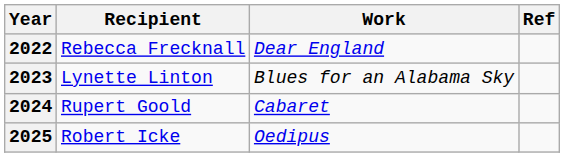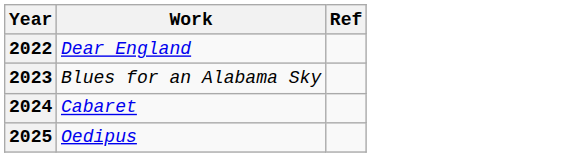- column: (153, 19)
